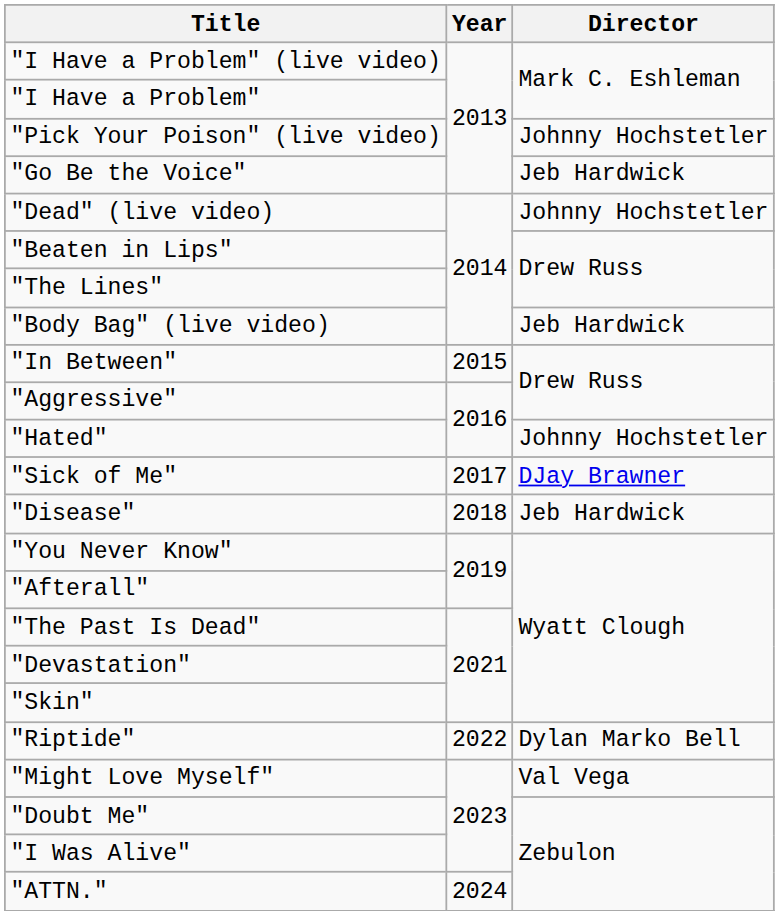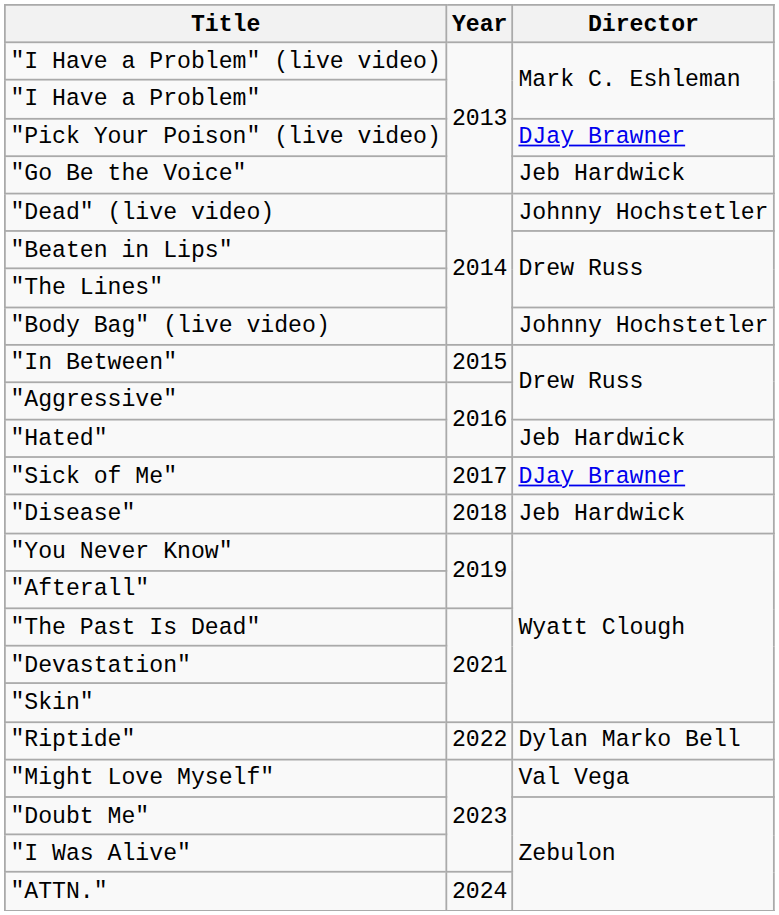(643, 137) Johnny Hochstetler -> (602, 137) DJay Brawner
(602, 325) Jeb Hardwick -> (643, 325) Johnny Hochstetler
(643, 439) Johnny Hochstetler -> (602, 439) Jeb Hardwick
